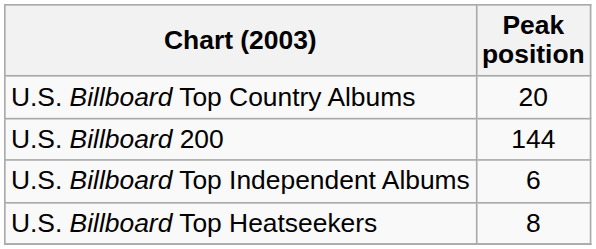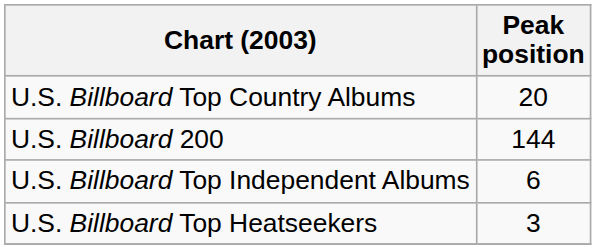(533, 222) 8 -> (533, 222) 3
